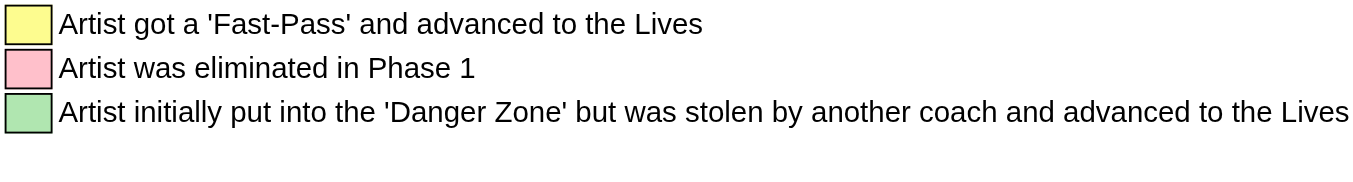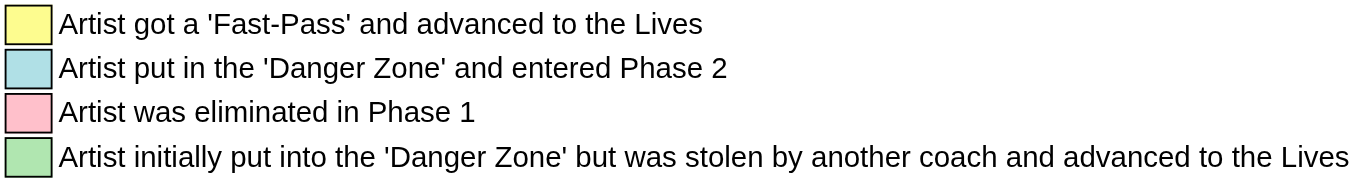+ row: (393, 68)
